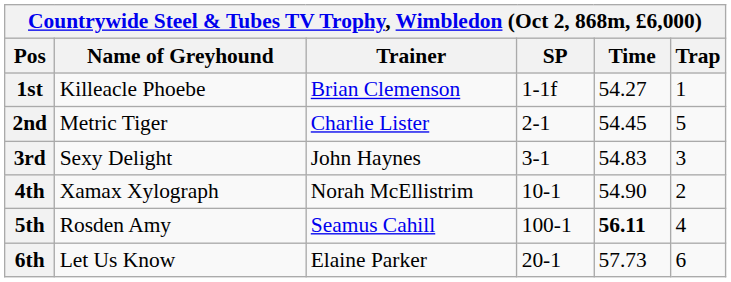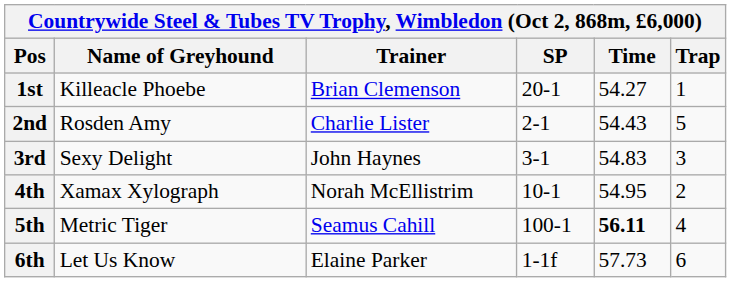(540, 89) 1-1f -> (541, 89) 20-1
(114, 123) Metric Tiger -> (115, 123) Rosden Amy
(623, 123) 54.45 -> (623, 123) 54.43
(623, 191) 54.90 -> (623, 191) 54.95
(115, 225) Rosden Amy -> (114, 225) Metric Tiger
(541, 259) 20-1 -> (540, 259) 1-1f
